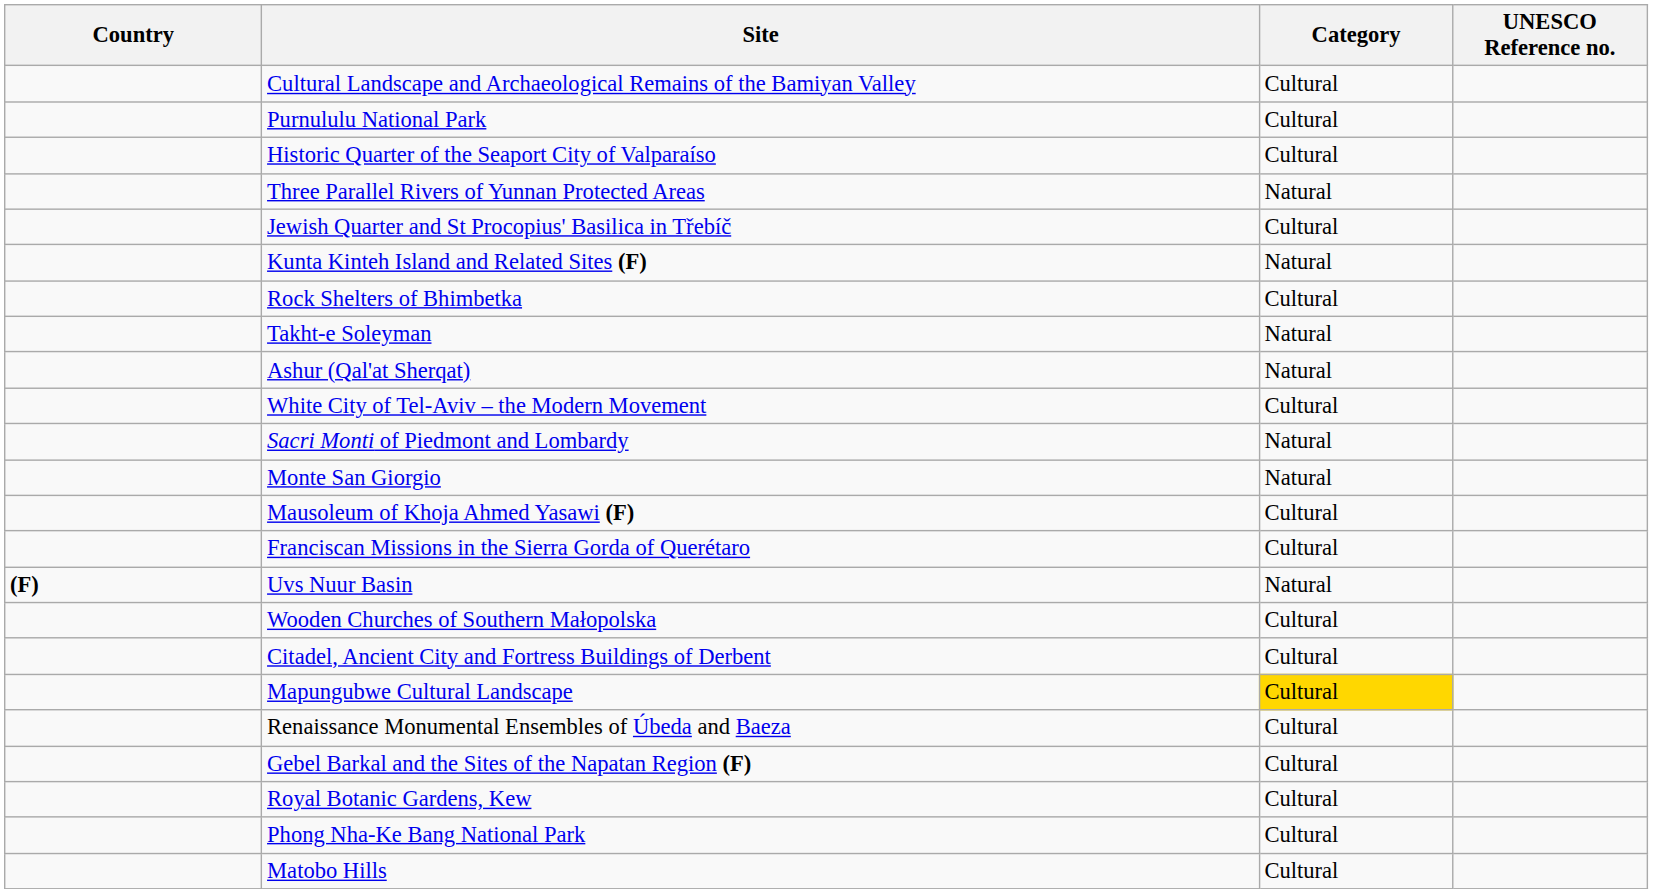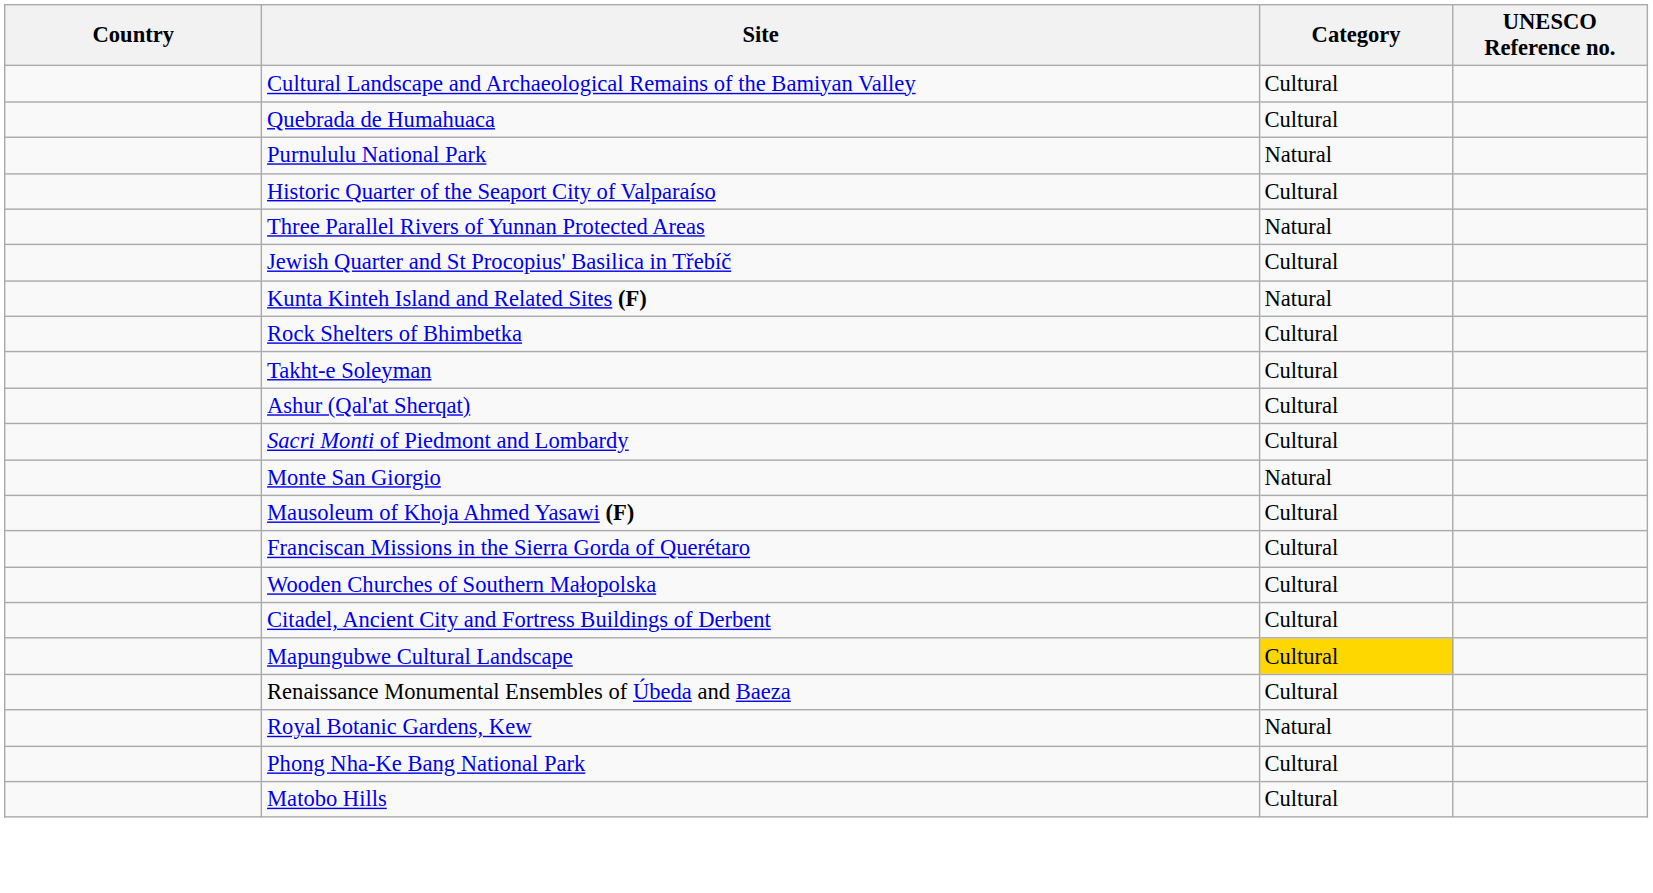+ row: (381, 119)
(1301, 119) Cultural -> (1298, 155) Natural
(1298, 333) Natural -> (1301, 369) Cultural
(1298, 369) Natural -> (1301, 405) Cultural
- row: (487, 405)
(1298, 441) Natural -> (1301, 441) Cultural
- row: (340, 584)
- row: (509, 763)
(1301, 799) Cultural -> (1298, 727) Natural
